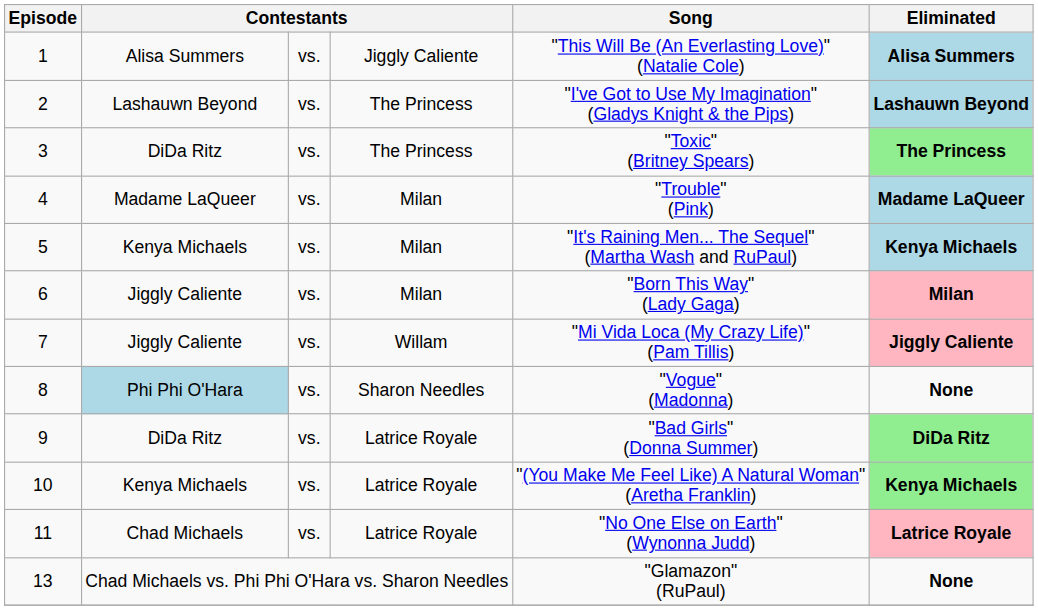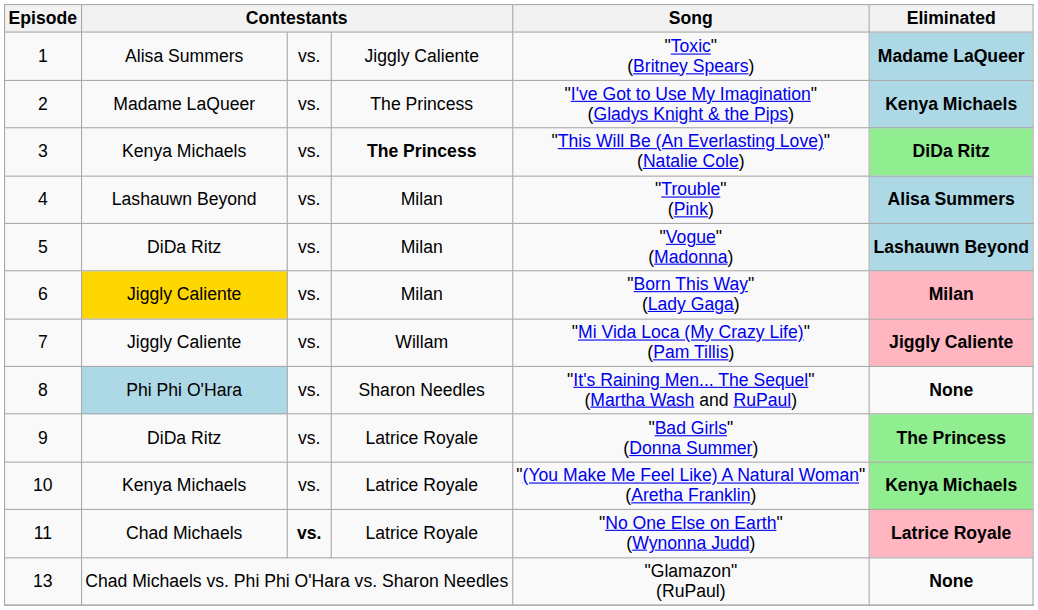(691, 56) "This Will Be (An Everlasting Love)" (Natalie Cole) -> (691, 56) "Toxic" (Britney Spears)
(951, 56) Alisa Summers -> (951, 56) Madame LaQueer
(185, 103) Lashauwn Beyond -> (184, 103) Madame LaQueer
(951, 103) Lashauwn Beyond -> (951, 103) Kenya Michaels
(185, 151) DiDa Ritz -> (184, 151) Kenya Michaels
(421, 151) normal -> (422, 151) bold
(691, 151) "Toxic" (Britney Spears) -> (691, 151) "This Will Be (An Everlasting Love)" (Natalie Cole)
(951, 151) The Princess -> (951, 151) DiDa Ritz
(185, 199) Madame LaQueer -> (184, 199) Lashauwn Beyond
(951, 199) Madame LaQueer -> (951, 199) Alisa Summers
(185, 247) Kenya Michaels -> (184, 247) DiDa Ritz
(691, 247) "It's Raining Men... The Sequel" (Martha Wash and RuPaul) -> (691, 247) "Vogue" (Madonna)
(951, 247) Kenya Michaels -> (951, 247) Lashauwn Beyond
(185, 294) no background -> (184, 294) gold background
(691, 390) "Vogue" (Madonna) -> (691, 390) "It's Raining Men... The Sequel" (Martha Wash and RuPaul)
(951, 437) DiDa Ritz -> (951, 437) The Princess
(309, 533) normal -> (309, 533) bold
